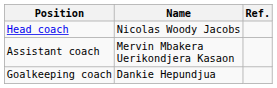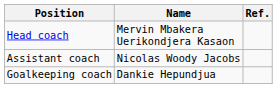(179, 30) Nicolas Woody Jacobs -> (176, 35) Mervin Mbakera Uerikondjera Kasaon
(176, 52) Mervin Mbakera Uerikondjera Kasaon -> (179, 58) Nicolas Woody Jacobs
